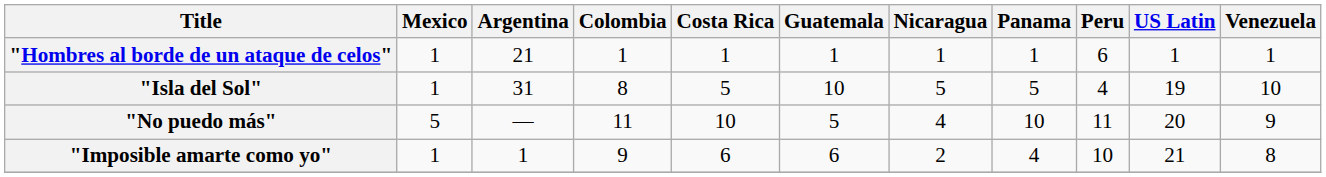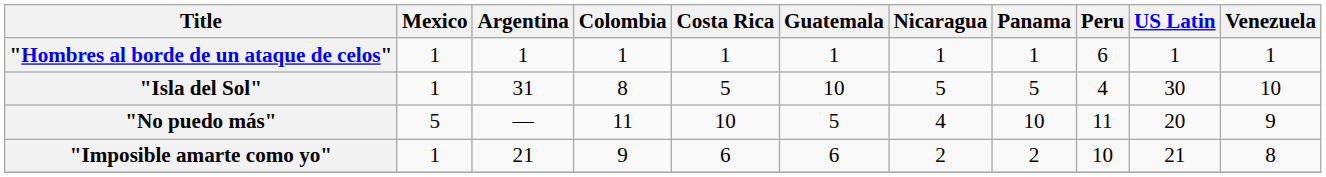(523, 54) 21 -> (523, 54) 1
(1175, 88) 19 -> (1175, 88) 30
(523, 155) 1 -> (523, 155) 21
(1034, 155) 4 -> (1034, 155) 2
